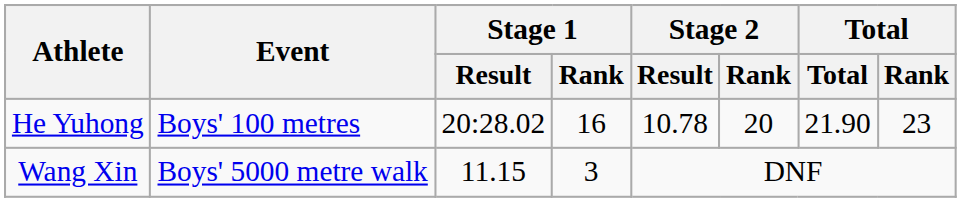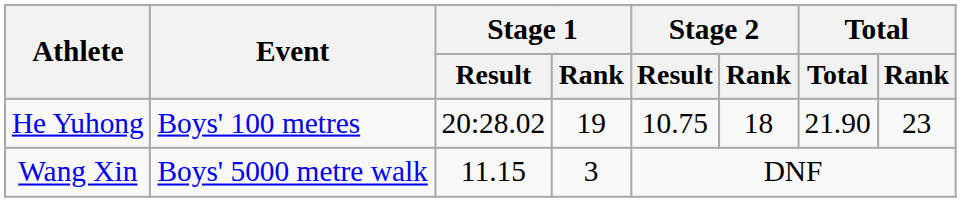(591, 123) 16 -> (591, 123) 19
(675, 123) 10.78 -> (675, 123) 10.75
(758, 123) 20 -> (758, 123) 18
